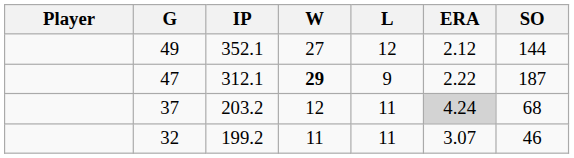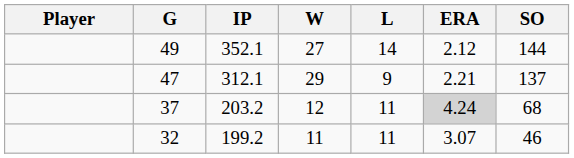(387, 49) 12 -> (387, 49) 14
(315, 78) bold -> (315, 78) normal
(460, 78) 2.22 -> (460, 78) 2.21
(532, 78) 187 -> (532, 78) 137
